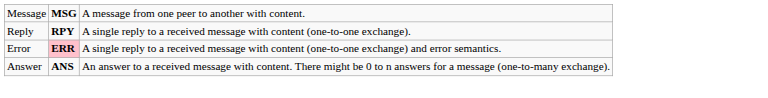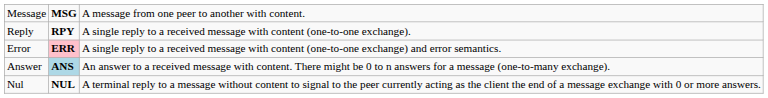(62, 66) no background -> (62, 66) lightblue background
+ row: (15, 84)
